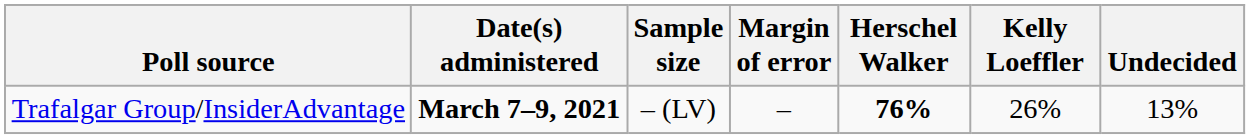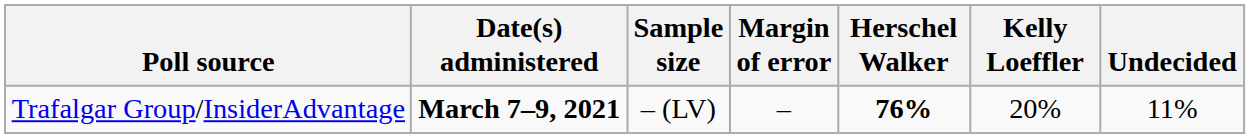(1035, 108) 26% -> (1035, 108) 20%
(1172, 108) 13% -> (1172, 108) 11%
